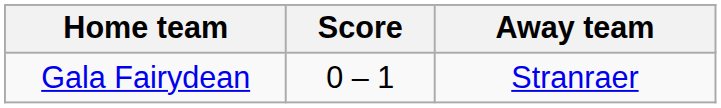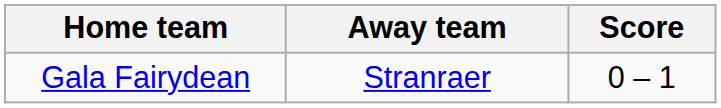columns swapped: (360, 28) <-> (575, 28)
